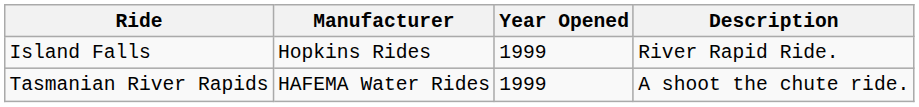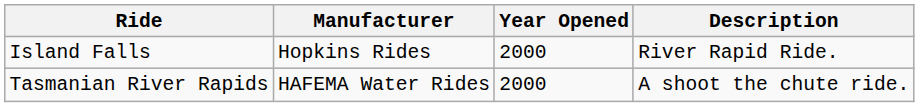(523, 53) 1999 -> (523, 53) 2000
(523, 85) 1999 -> (523, 85) 2000
